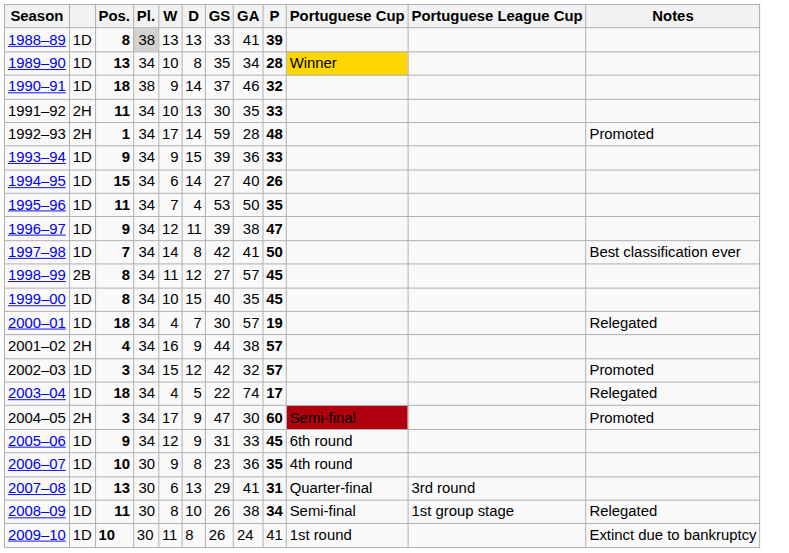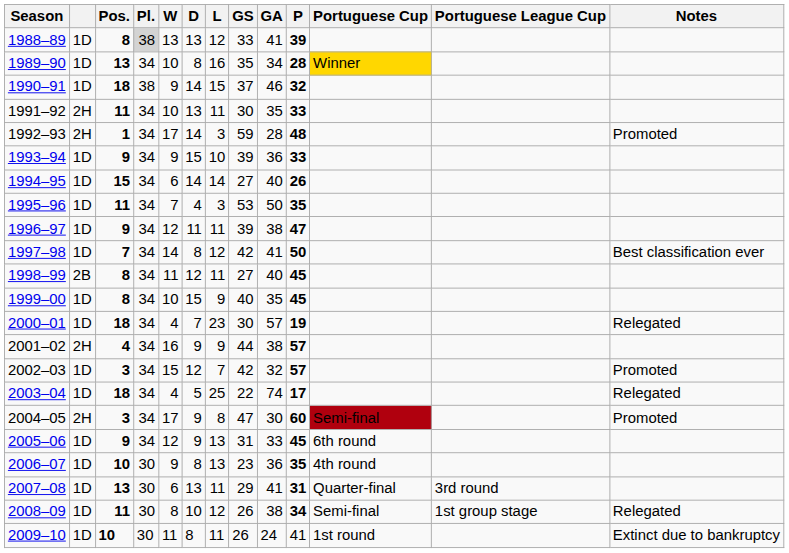+ column: (217, 16)
(251, 275) 57 -> (275, 275) 40
